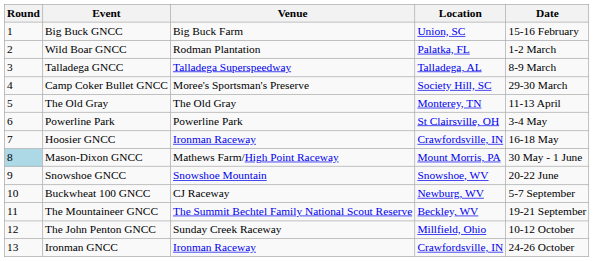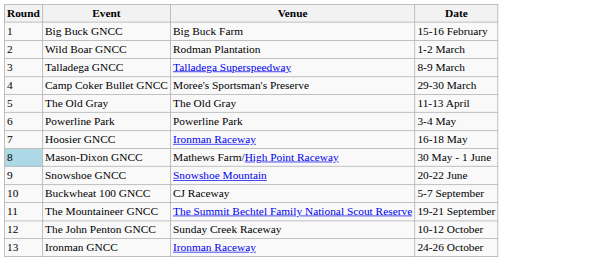- column: (460, 13)
